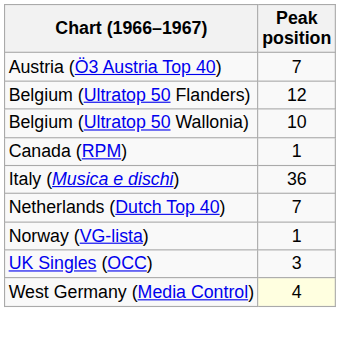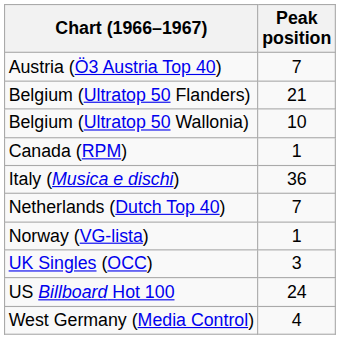(297, 94) 12 -> (297, 94) 21
+ row: (92, 292)
(297, 292) lightyellow background -> (297, 320) no background
